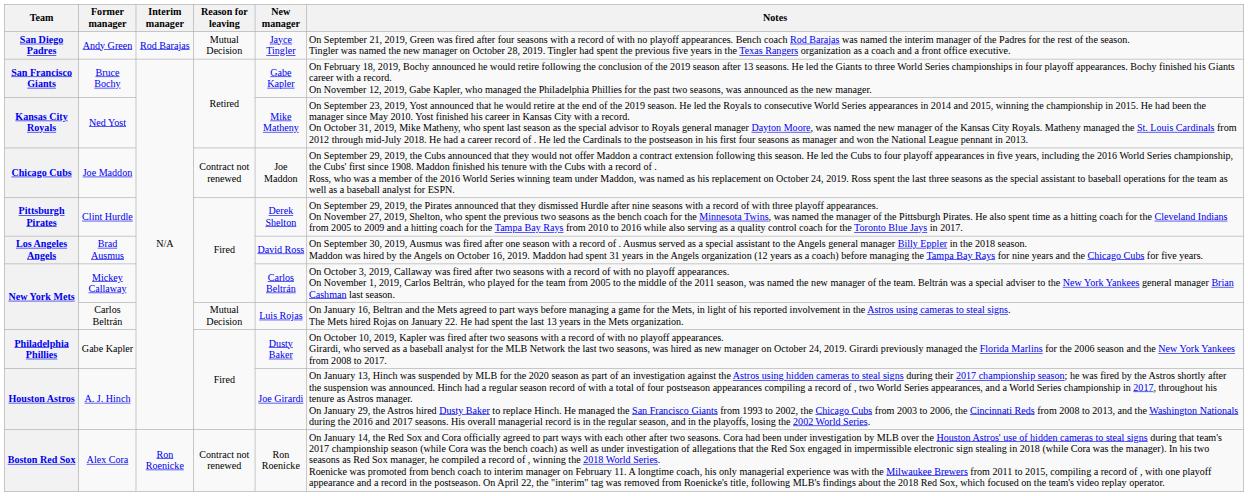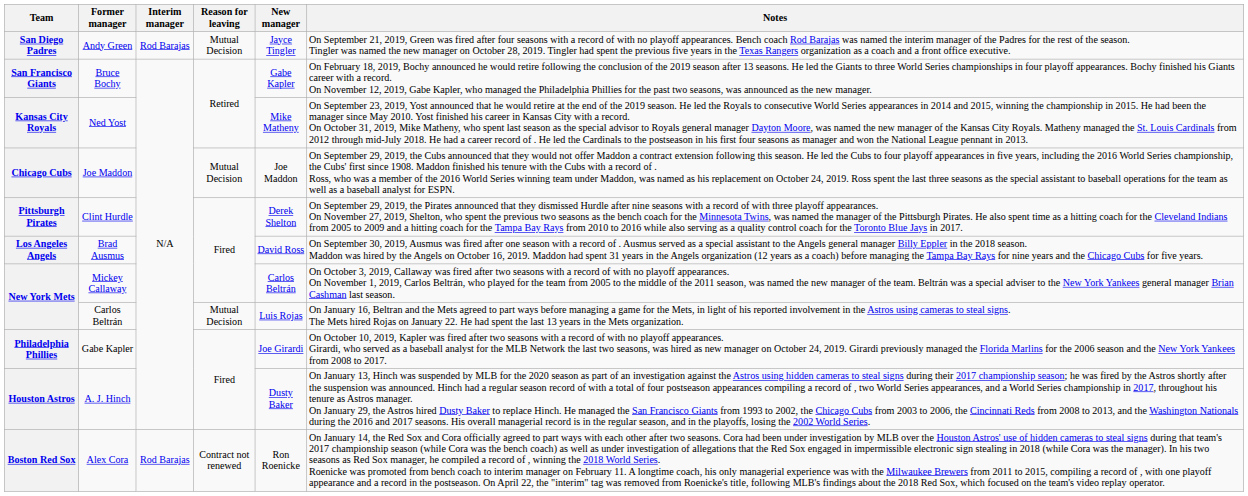(224, 172) Contract not renewed -> (224, 172) Mutual Decision
(281, 349) Dusty Baker -> (281, 349) Joe Girardi
(281, 399) Joe Girardi -> (281, 399) Dusty Baker
(165, 460) Ron Roenicke -> (165, 460) Rod Barajas
